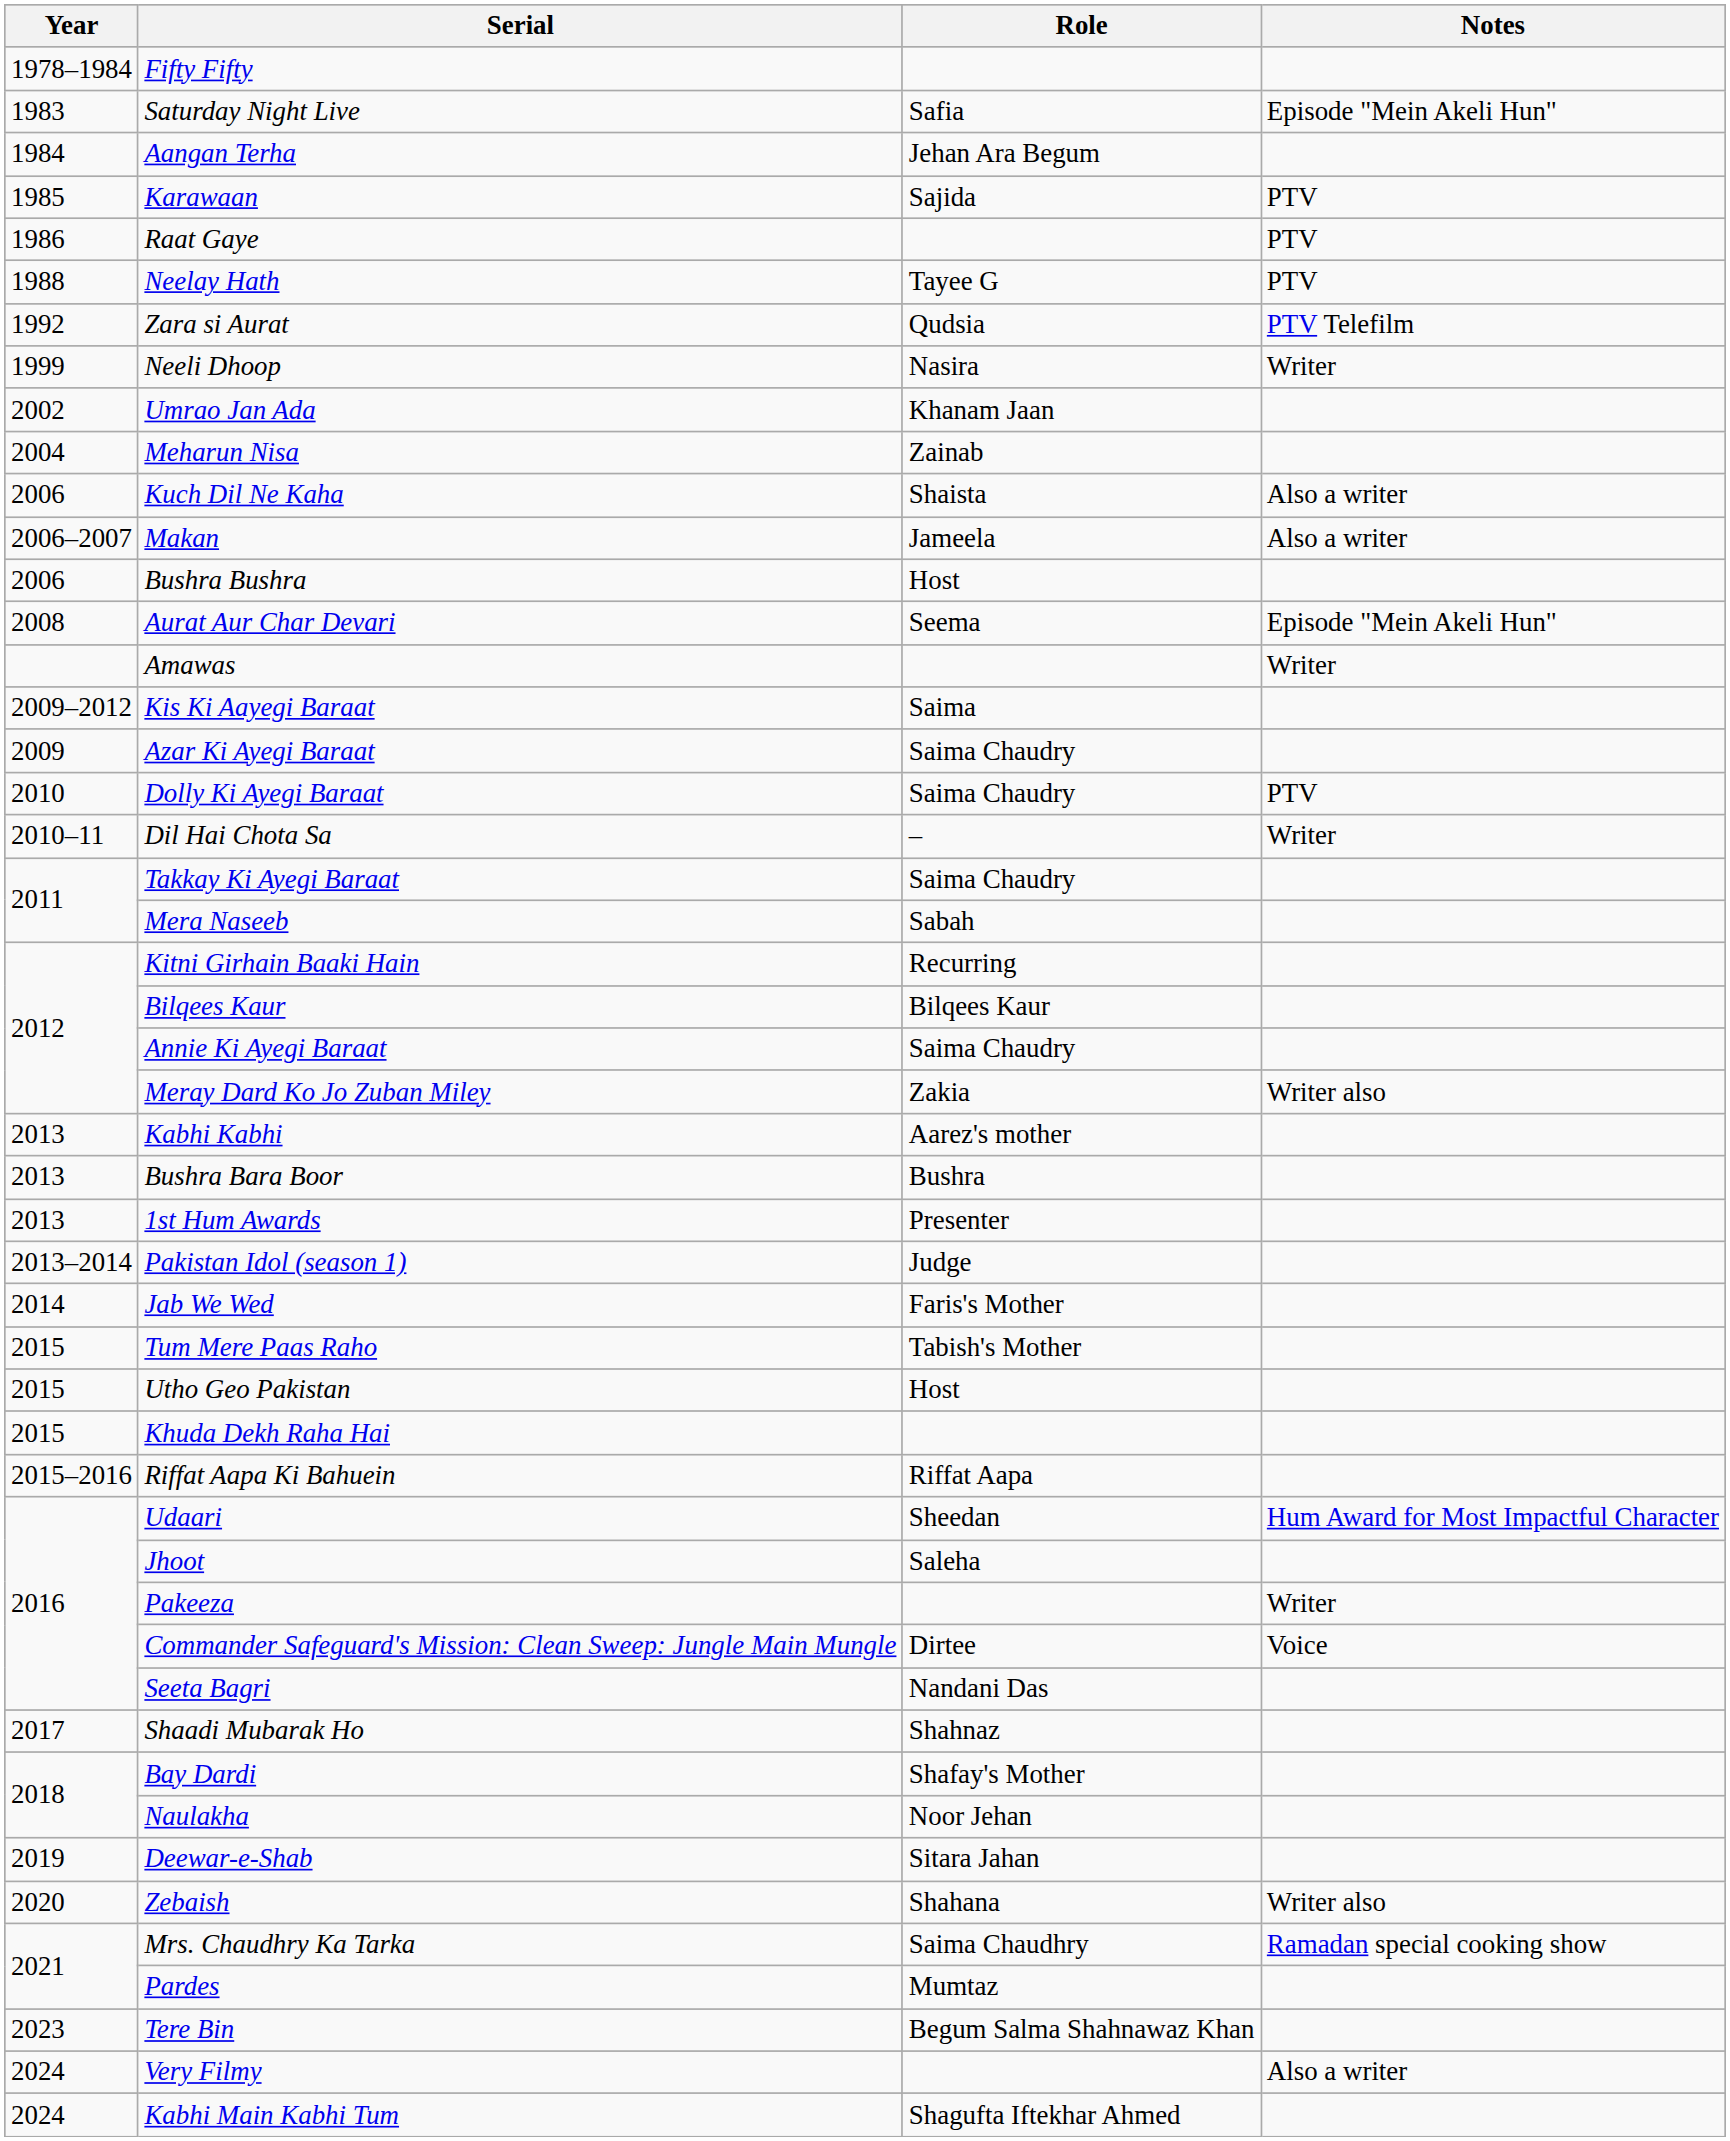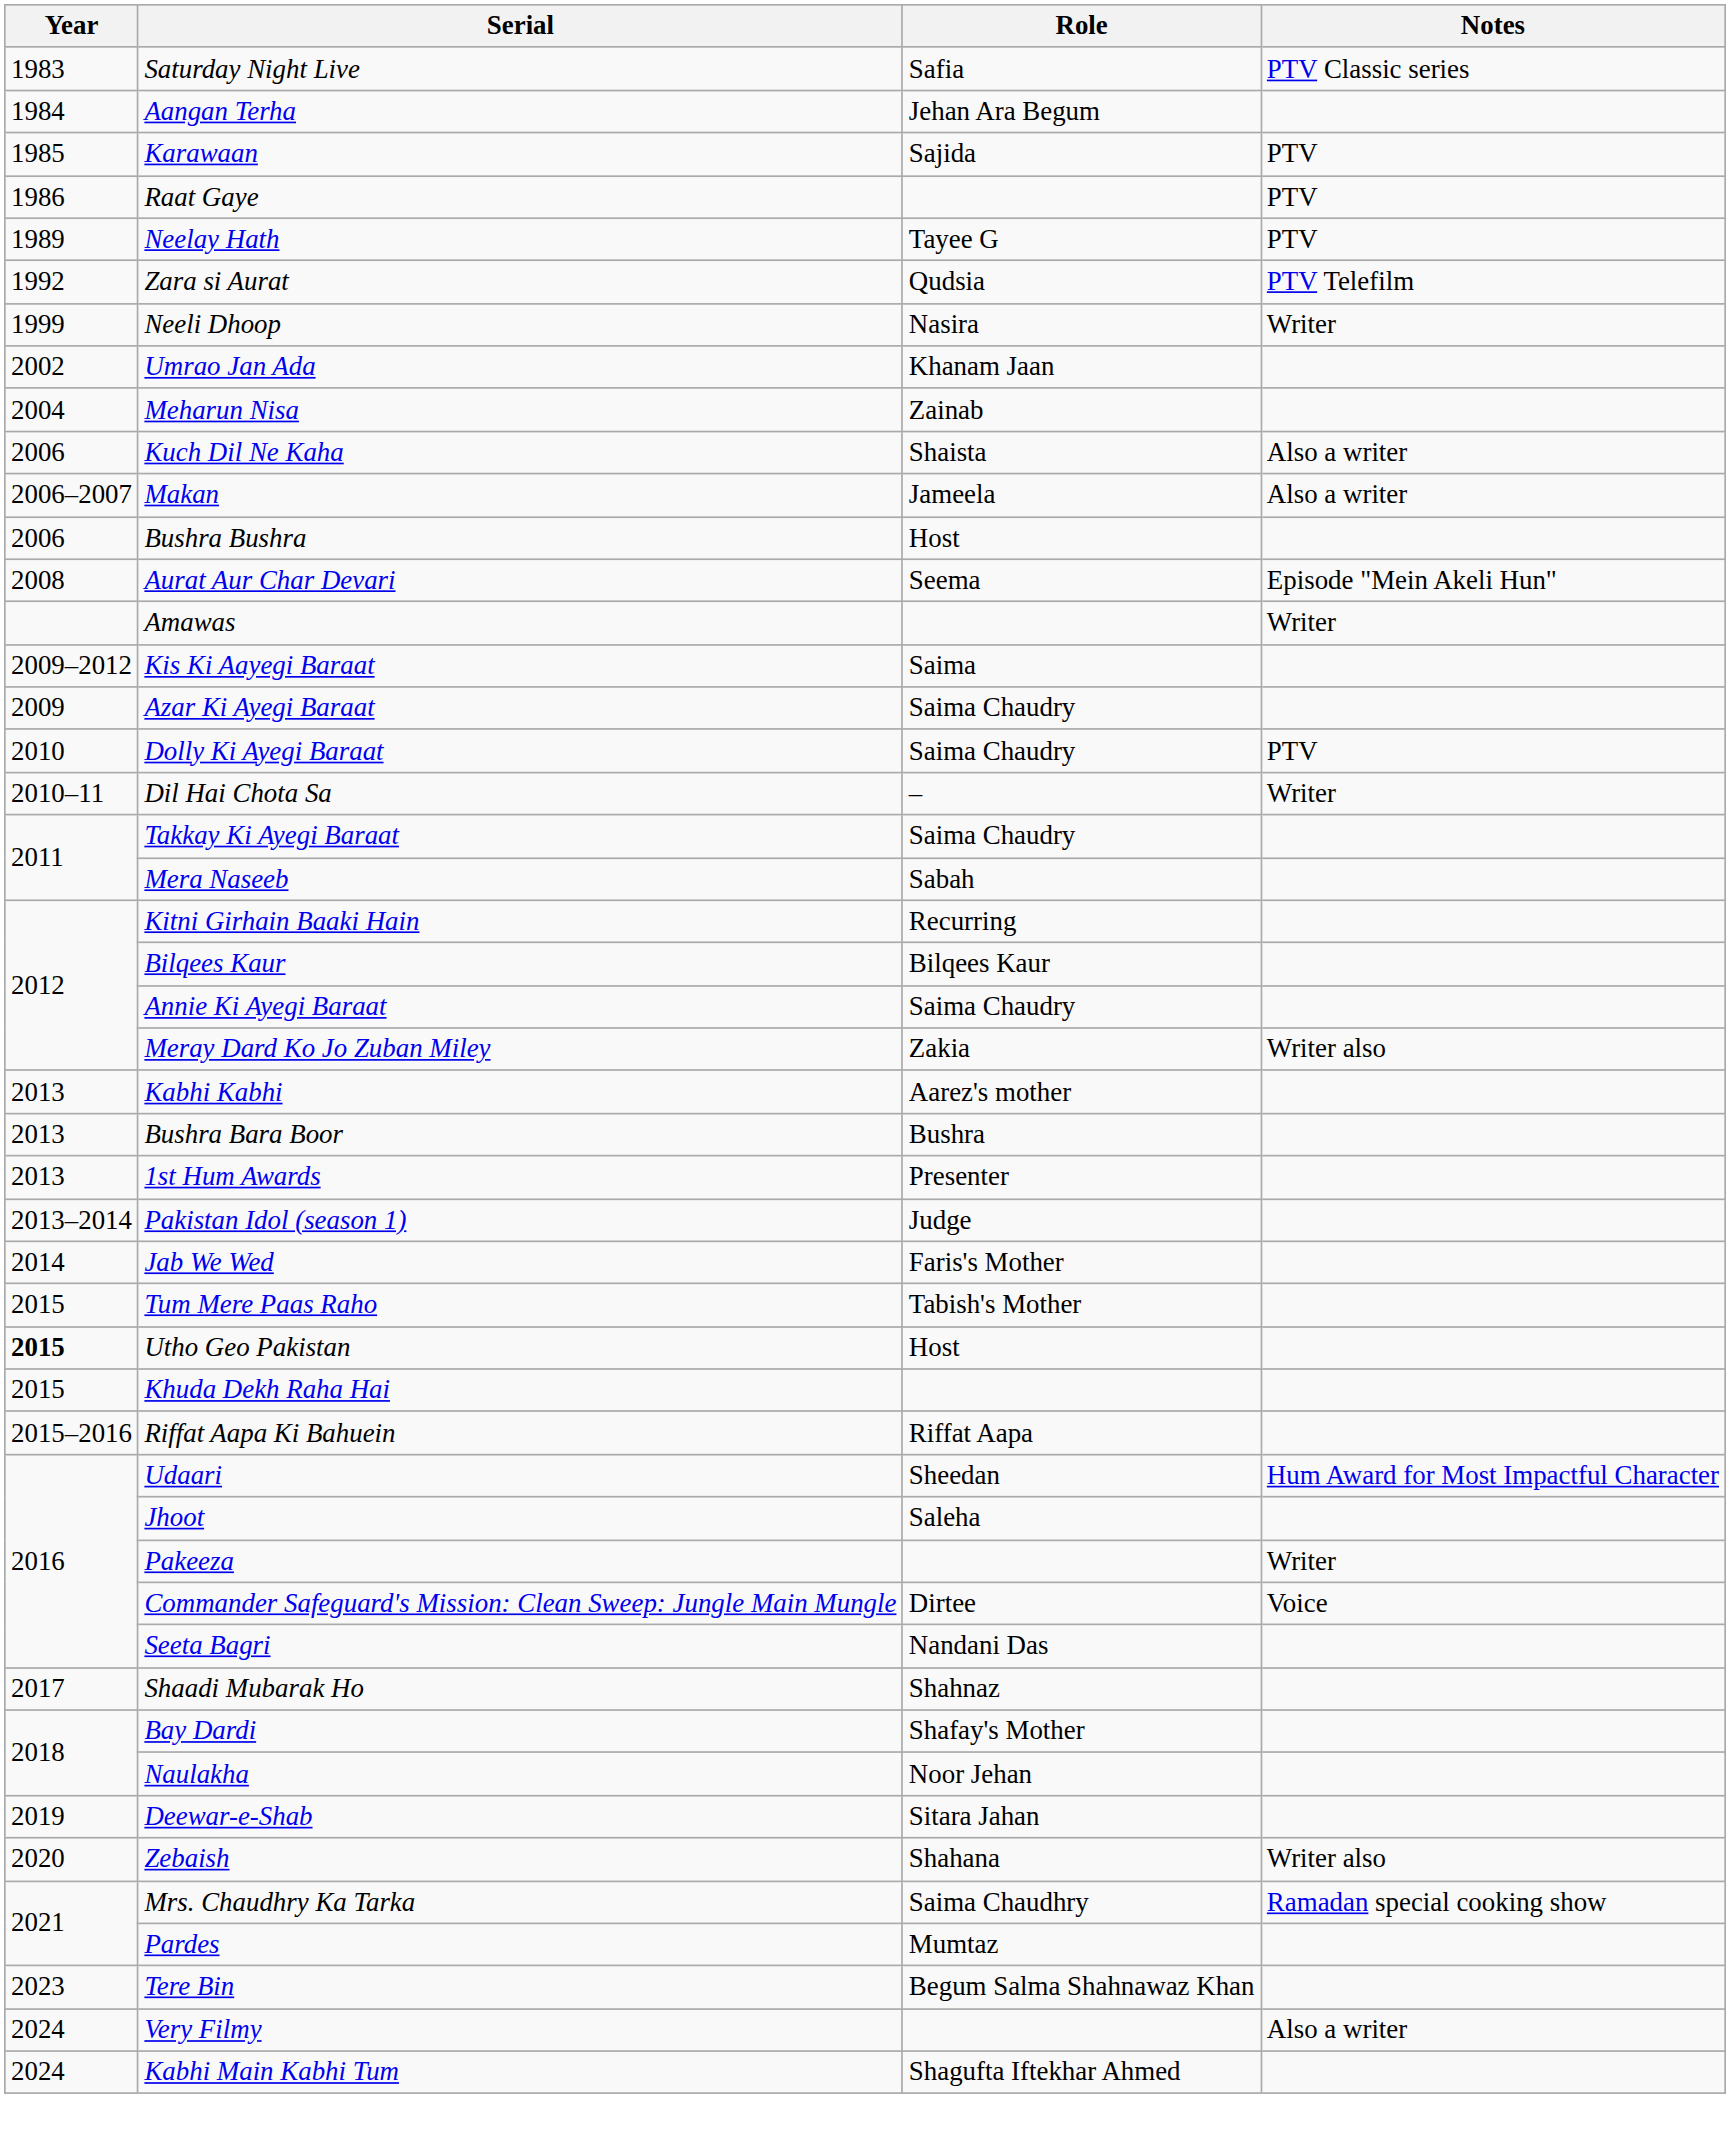- row: (198, 68)
(1412, 111) Episode "Mein Akeli Hun" -> (1368, 68) PTV Classic series
(38, 281) 1988 -> (38, 238) 1989
(38, 1389) normal -> (38, 1347) bold
